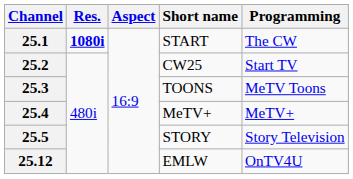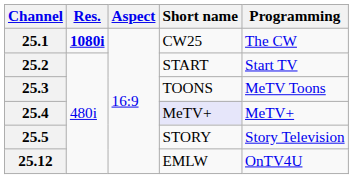(185, 40) START -> (182, 40) CW25
(182, 64) CW25 -> (185, 64) START
(187, 112) no background -> (187, 112) lavender background
